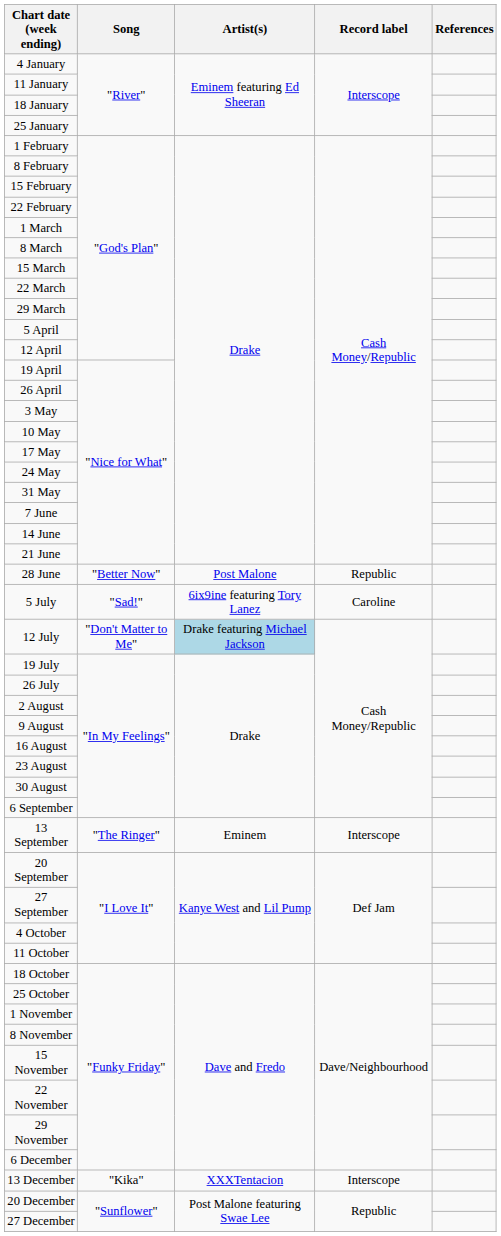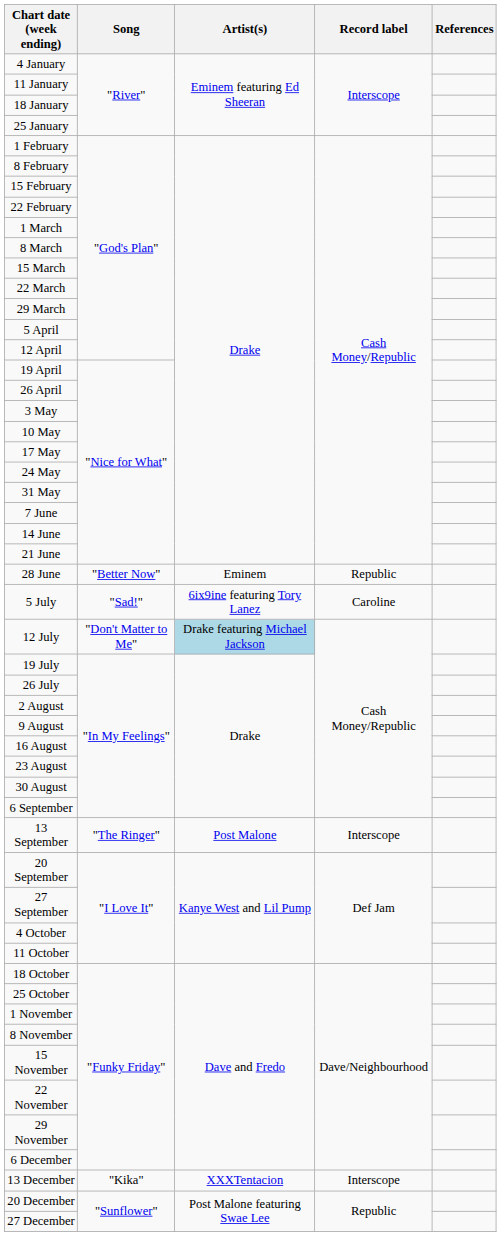(245, 573) Post Malone -> (245, 573) Eminem
(245, 834) Eminem -> (245, 834) Post Malone
